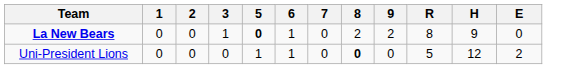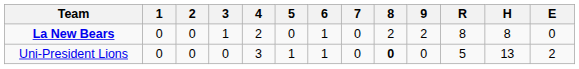+ column: (258, 14)
(258, 34) bold -> (291, 34) normal
(474, 34) 9 -> (507, 34) 8
(474, 53) 12 -> (507, 53) 13
